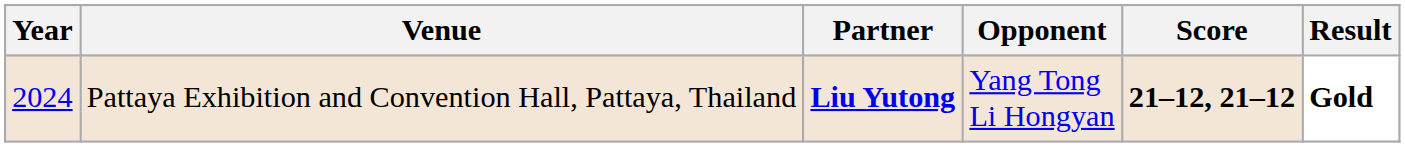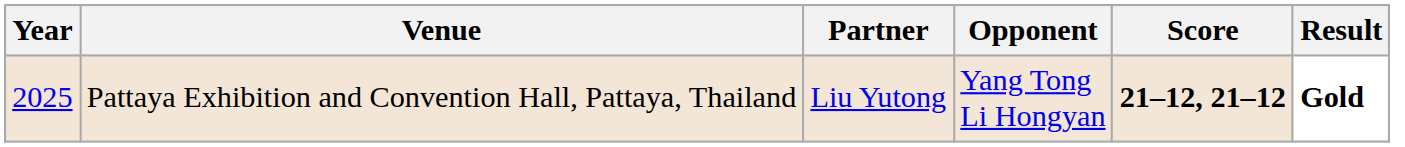(42, 97) 2024 -> (42, 97) 2025
(883, 97) bold -> (878, 97) normal
